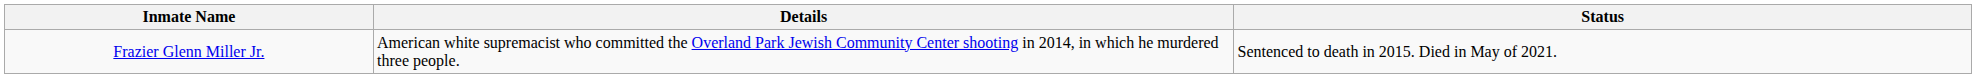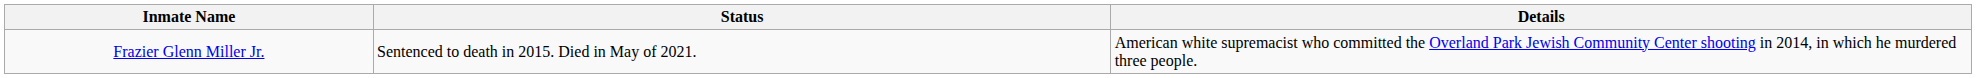columns swapped: (1603, 17) <-> (804, 17)
